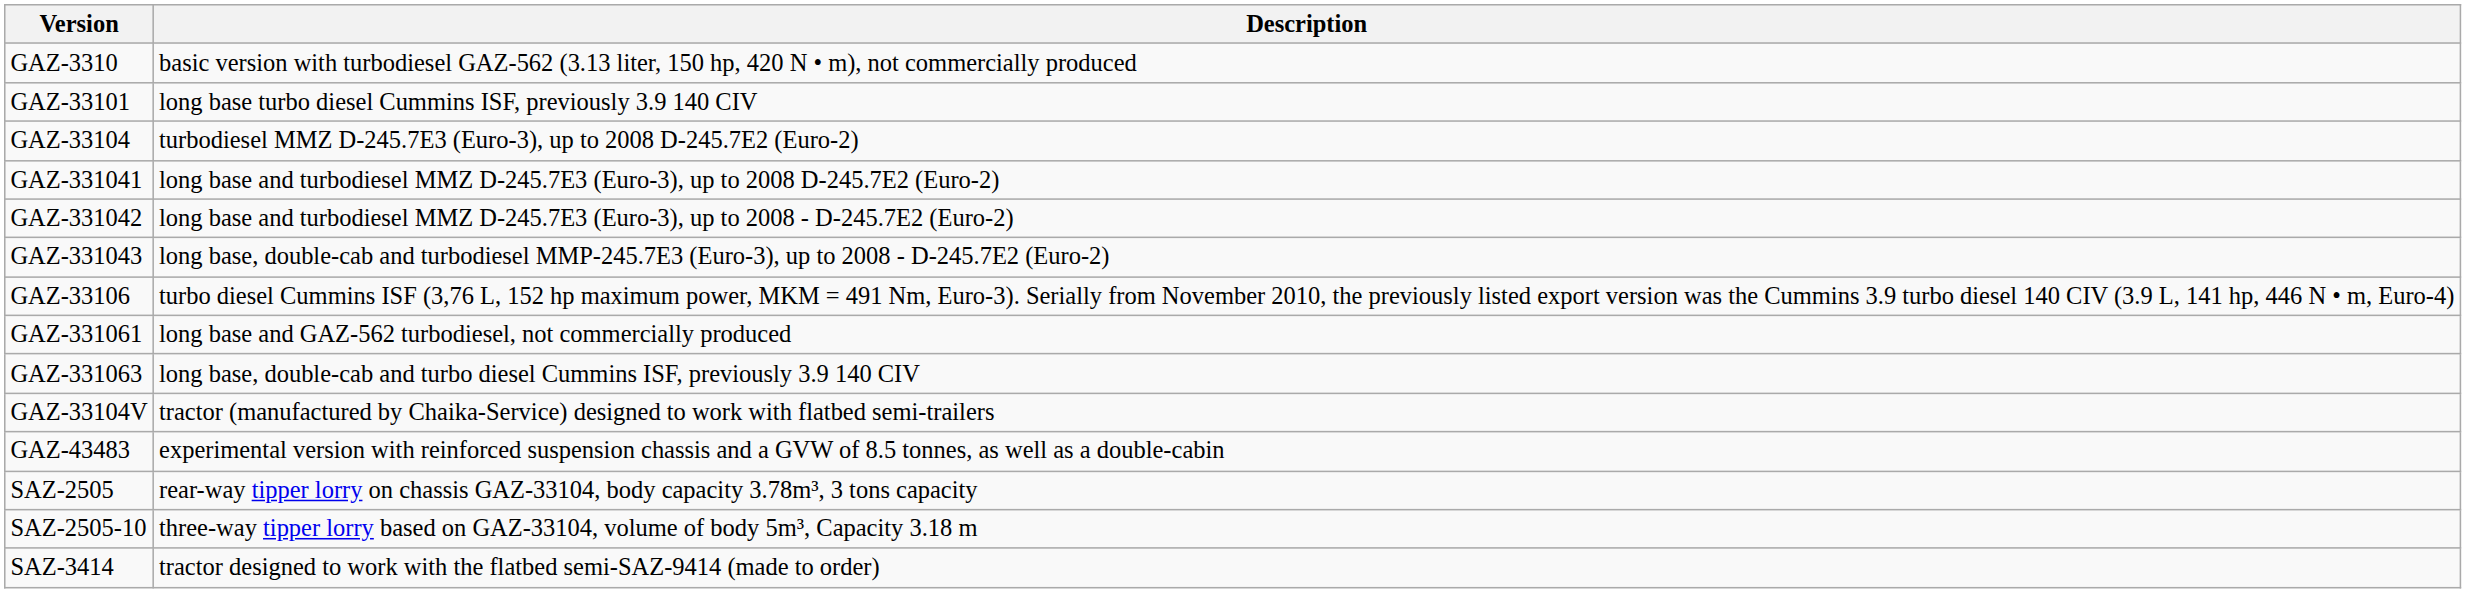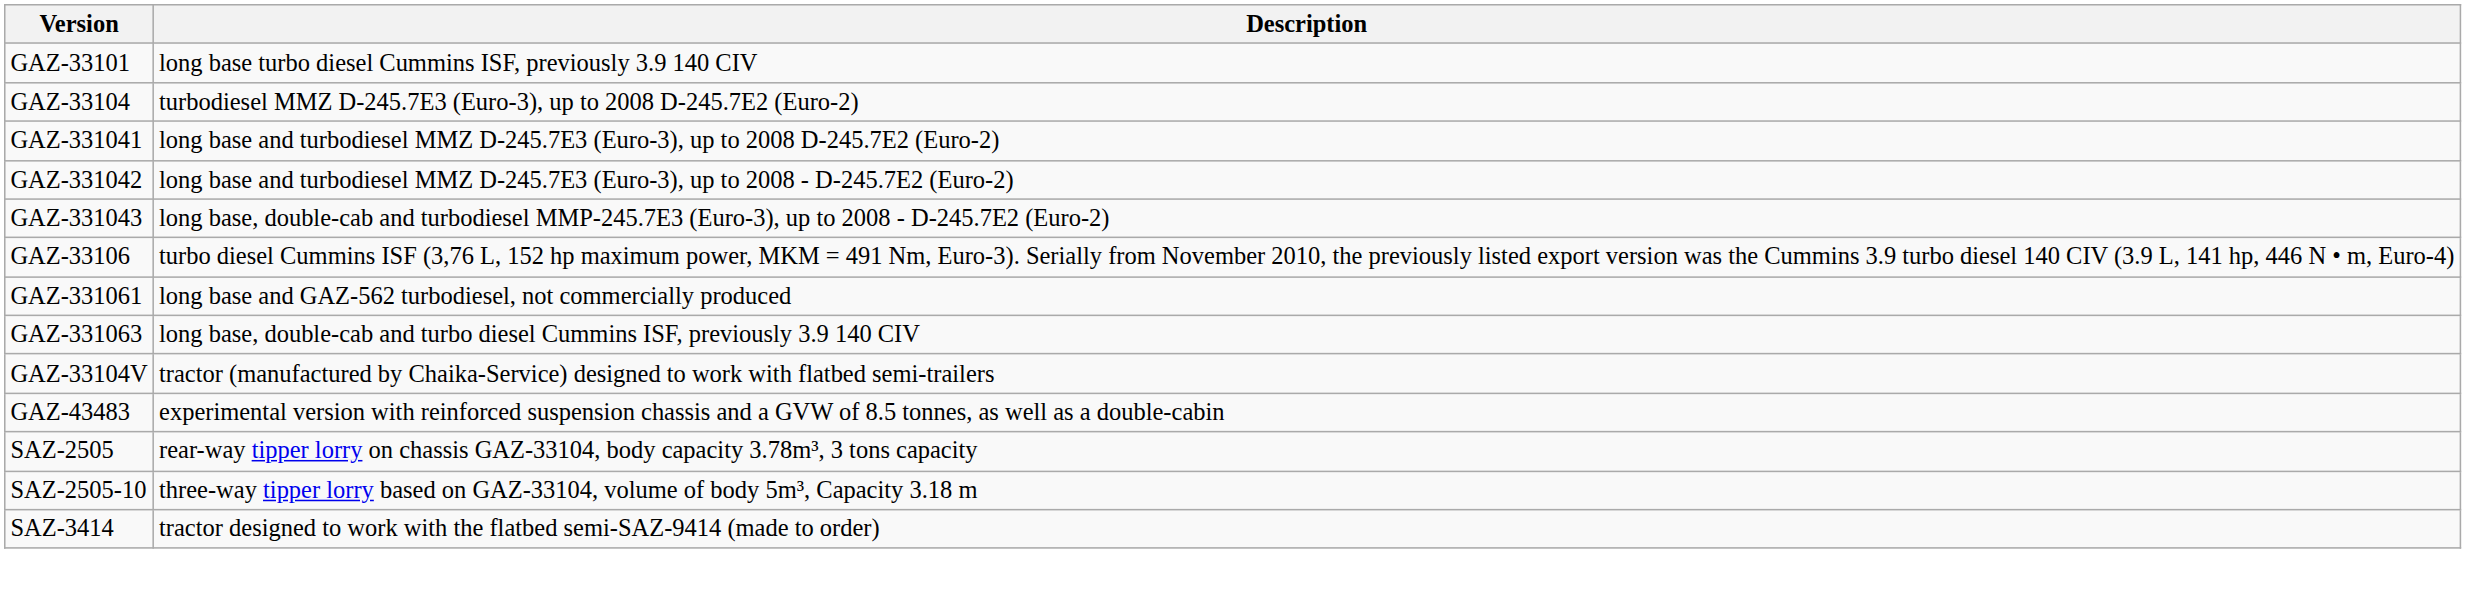- row: (64, 62)
